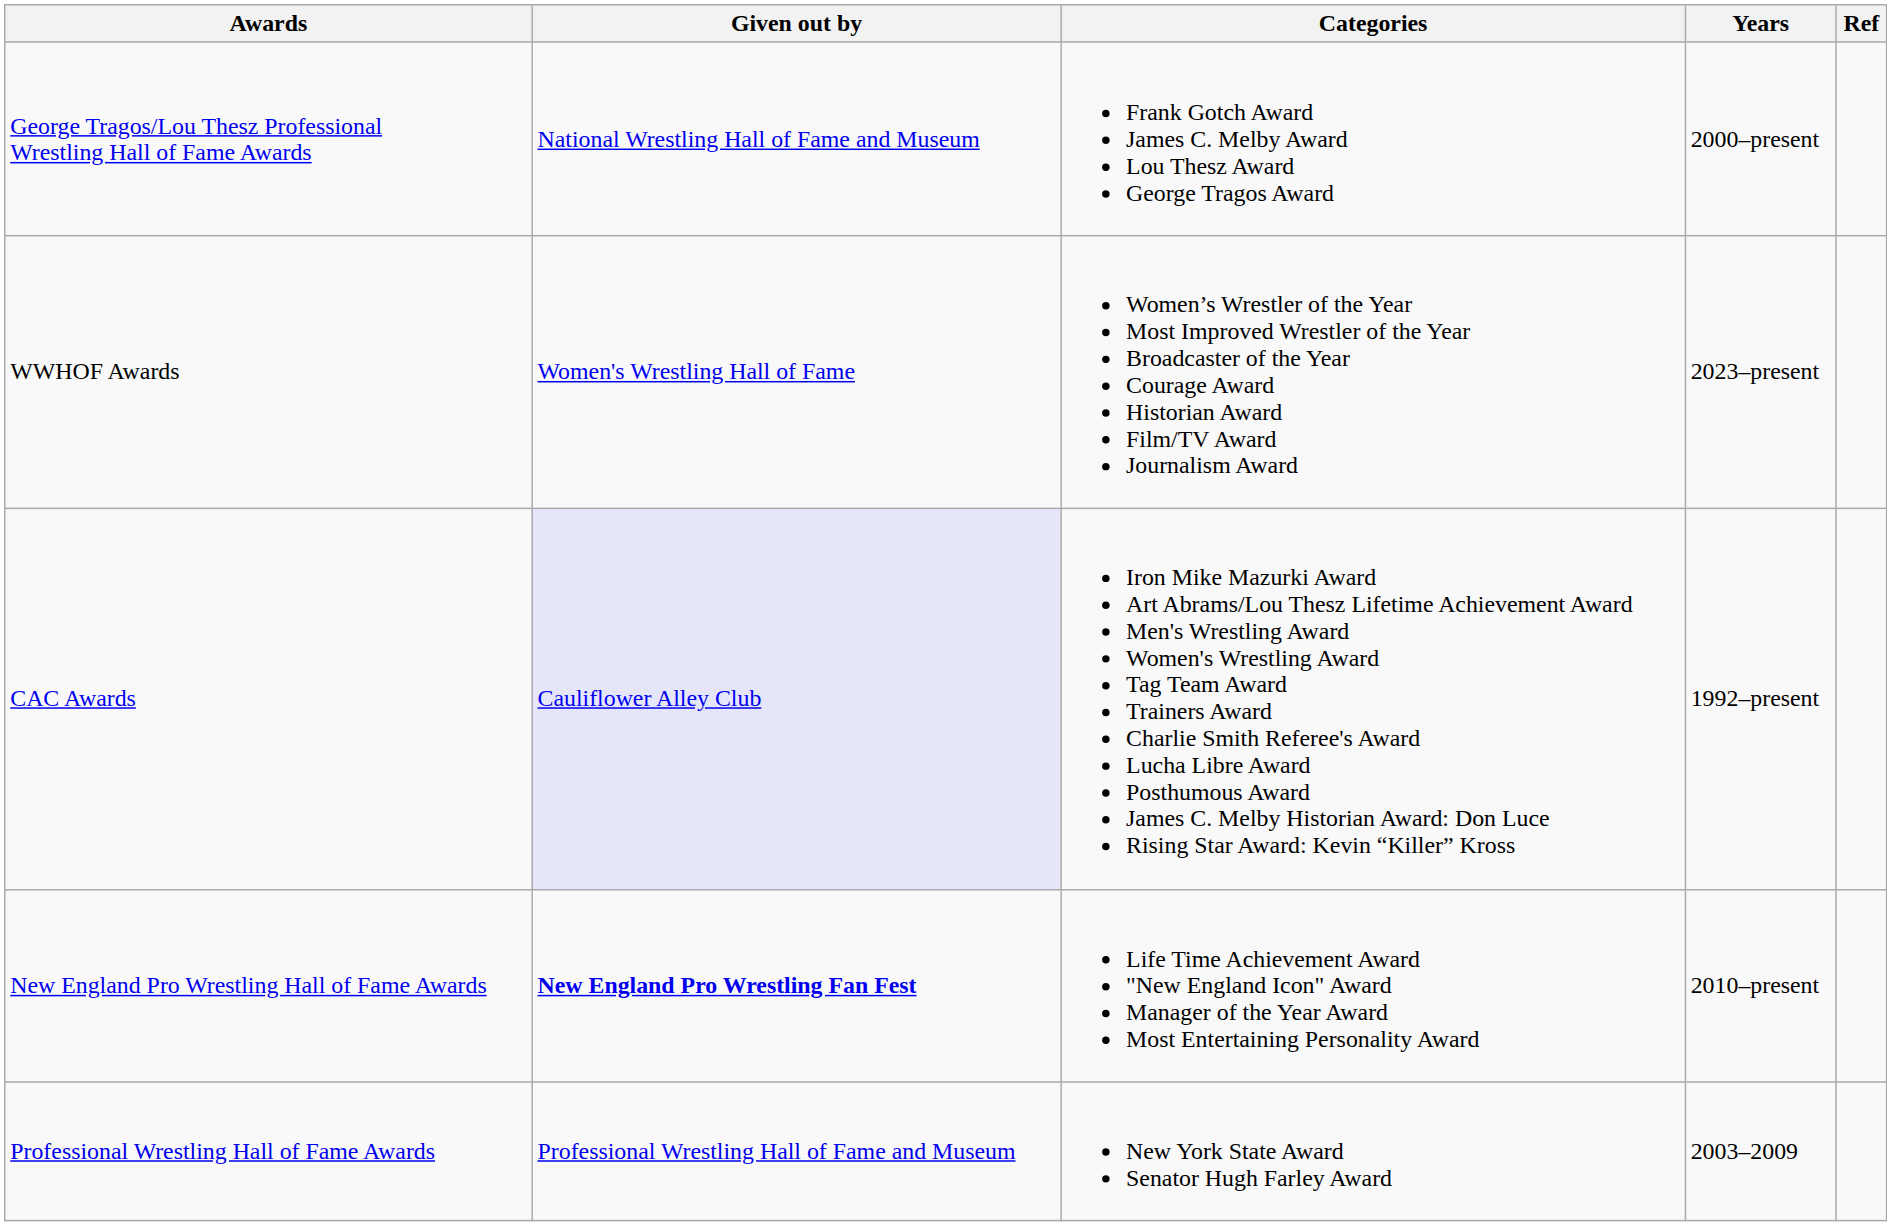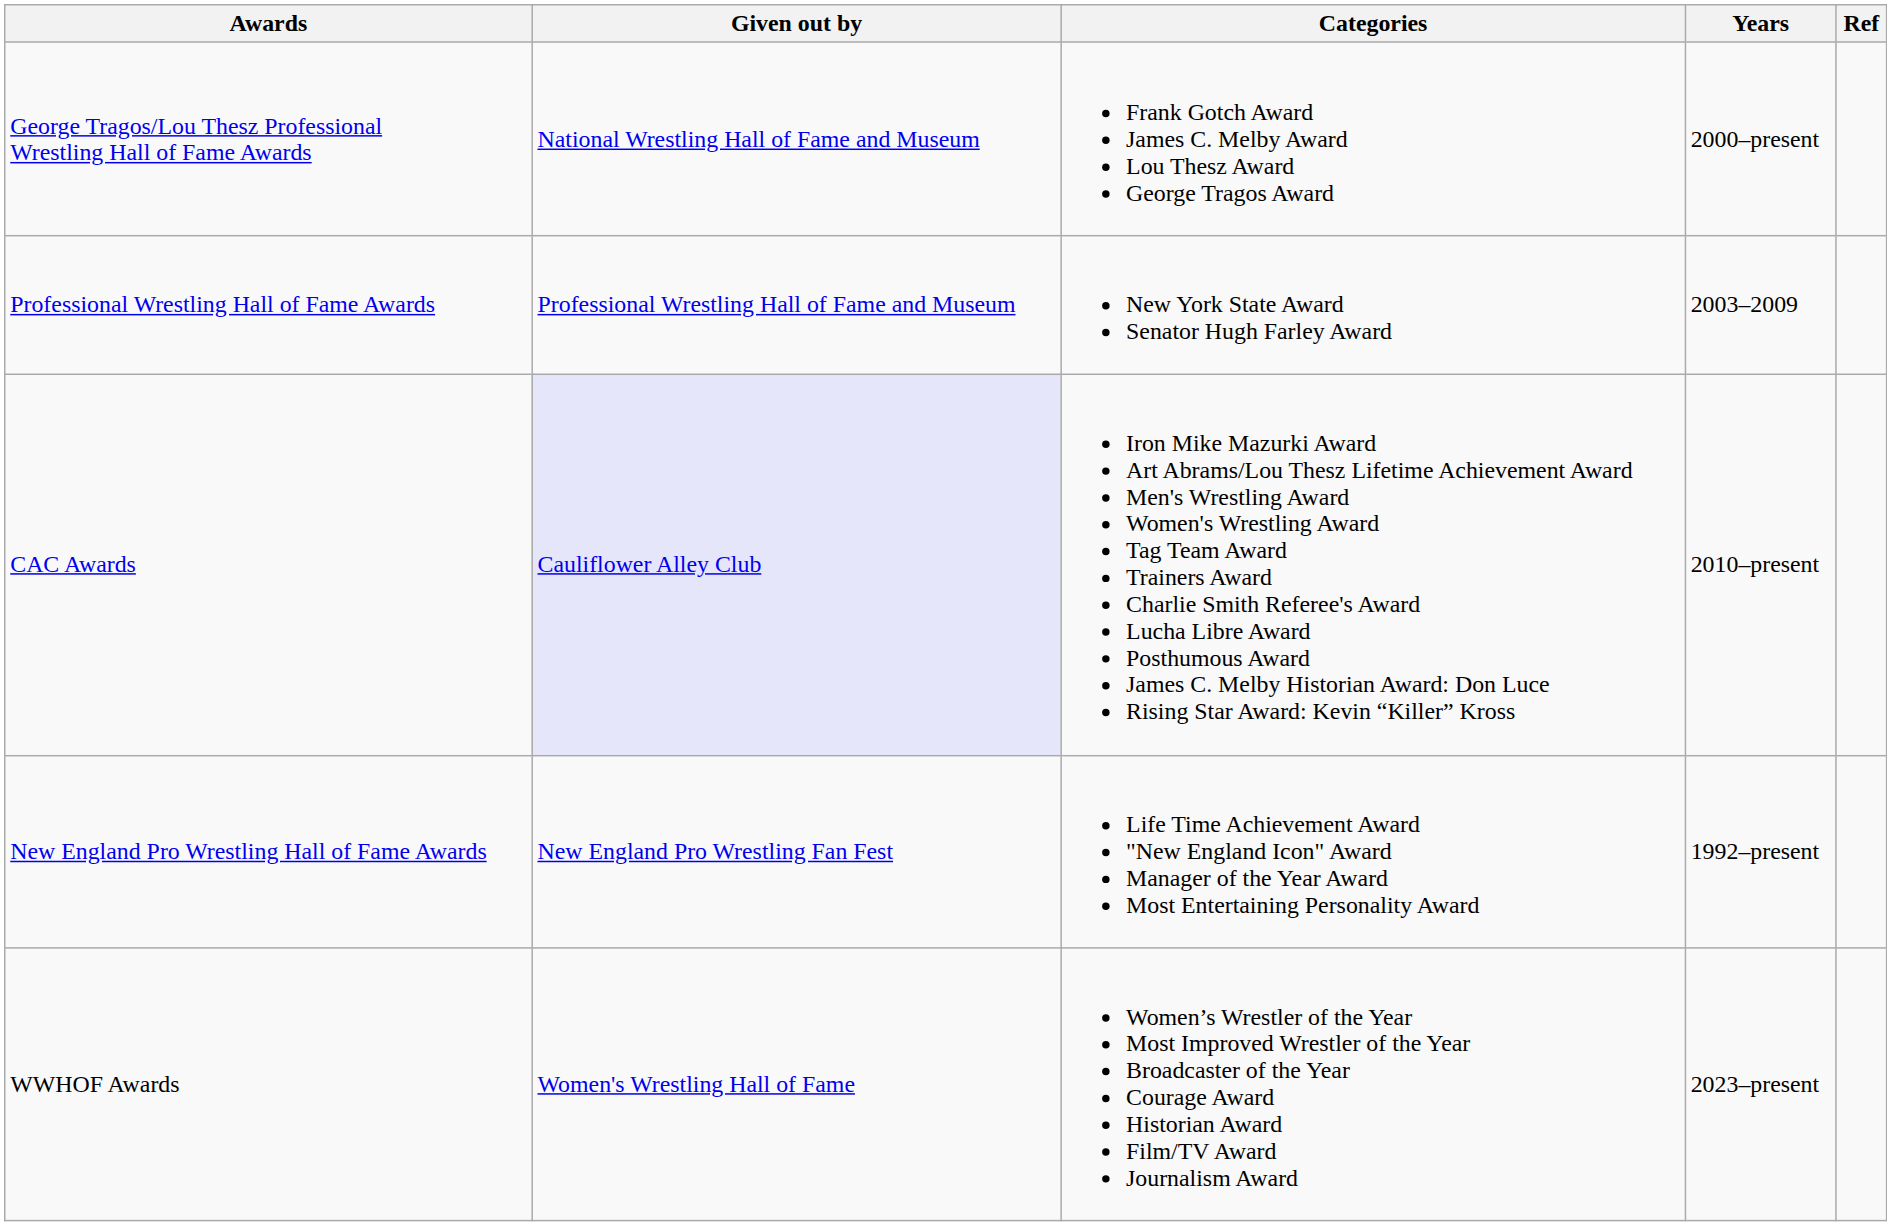rows swapped: (223, 1151) <-> (95, 371)
(1755, 698) 1992–present -> (1755, 564) 2010–present
(727, 985) bold -> (715, 851) normal
(1755, 985) 2010–present -> (1755, 851) 1992–present
